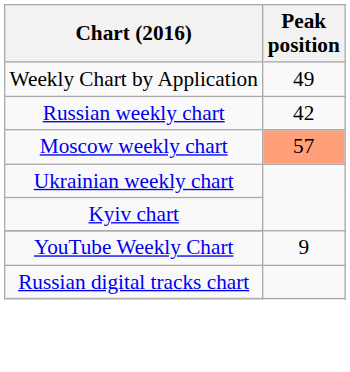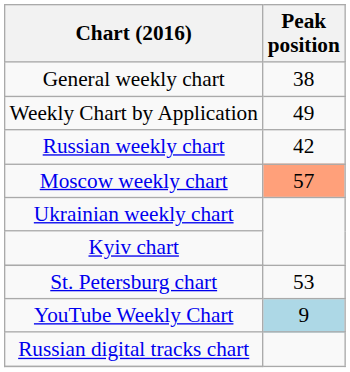+ row: (134, 79)
+ row: (134, 281)
(304, 247) no background -> (304, 315) lightblue background
